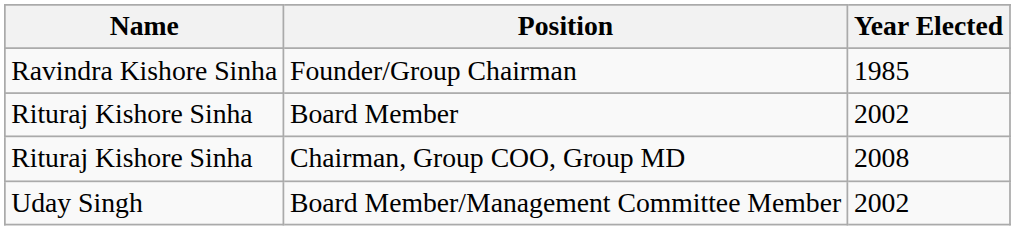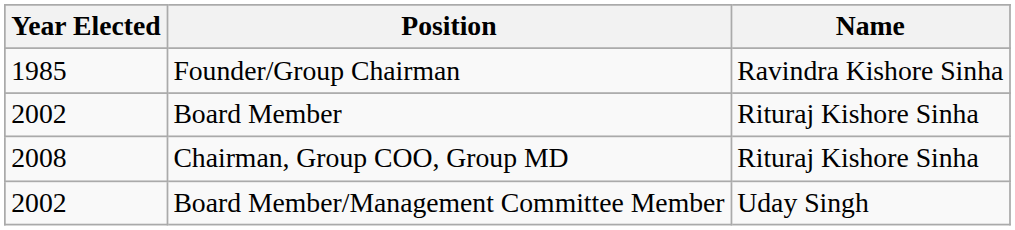columns swapped: (144, 26) <-> (929, 26)
